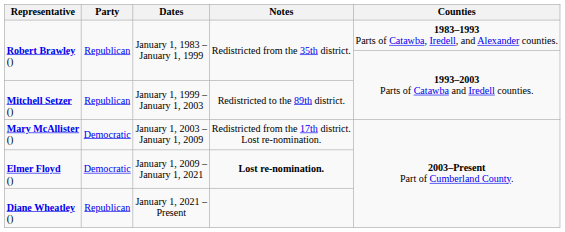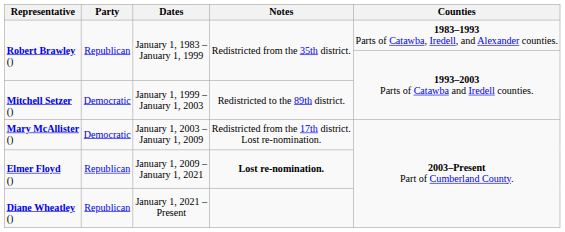(107, 100) Republican -> (107, 100) Democratic
(107, 169) Democratic -> (107, 169) Republican
